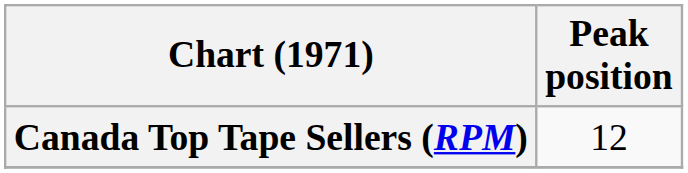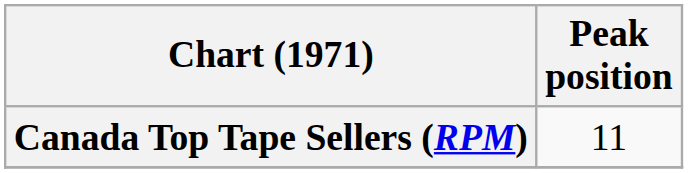(609, 136) 12 -> (609, 136) 11
